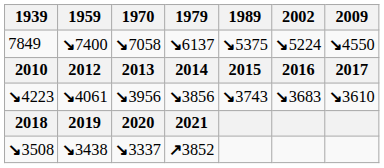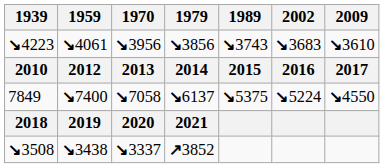rows swapped: (25, 43) <-> (31, 97)
